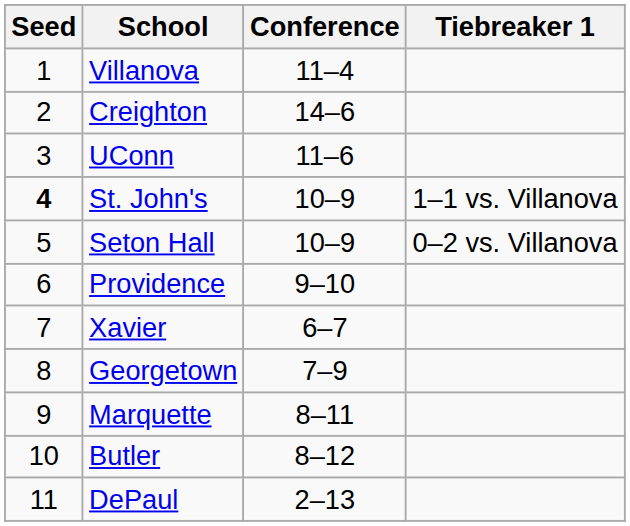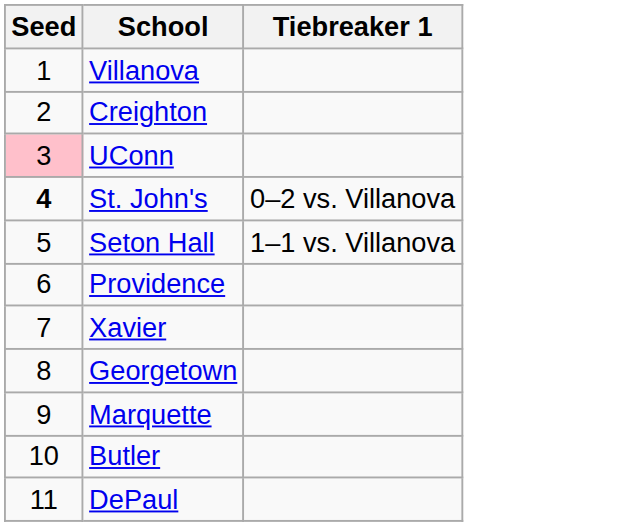- column: (325, 27)
(44, 156) no background -> (44, 156) pink background
(515, 199) 1–1 vs. Villanova -> (353, 199) 0–2 vs. Villanova
(515, 242) 0–2 vs. Villanova -> (353, 242) 1–1 vs. Villanova
